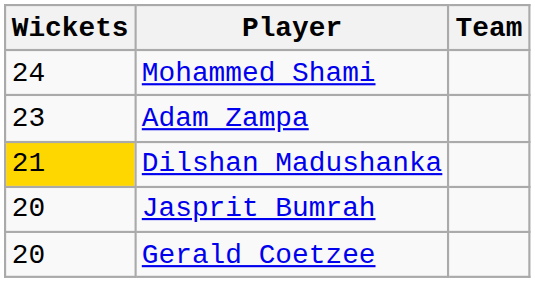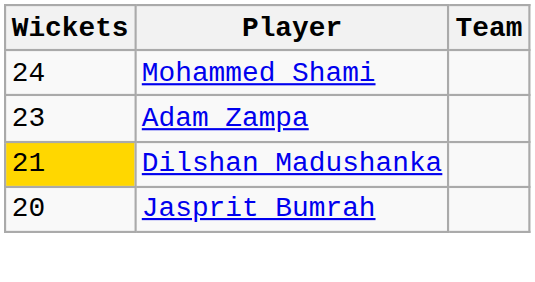- row: (259, 254)
